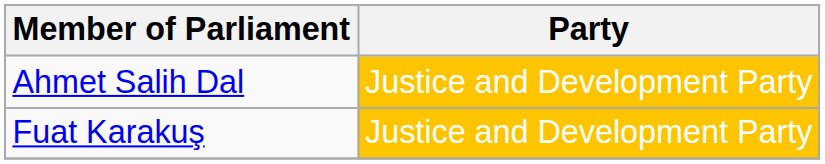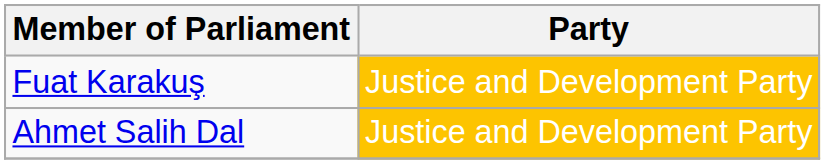rows swapped: (109, 132) <-> (128, 81)
